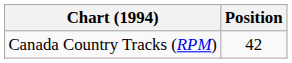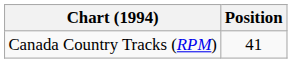(254, 44) 42 -> (254, 44) 41
